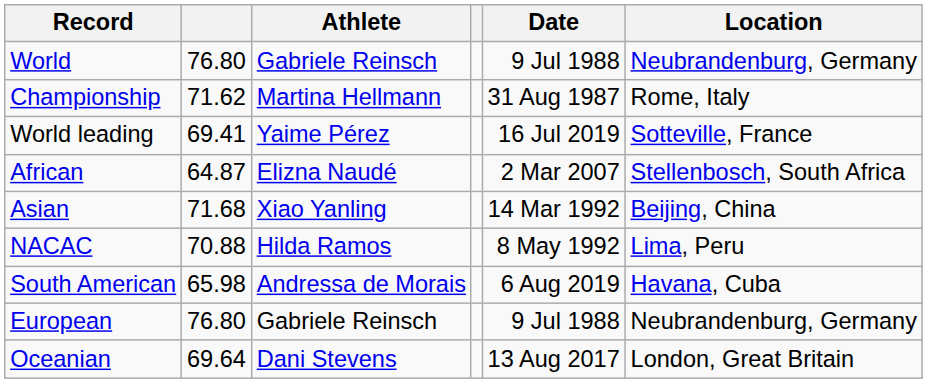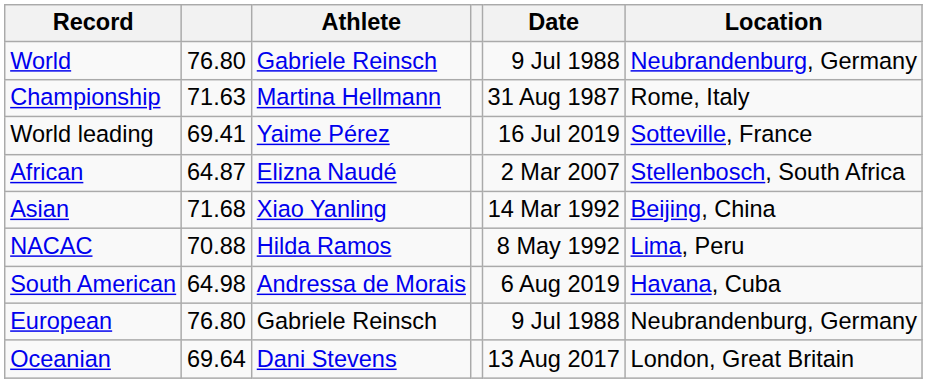(216, 97) 71.62 -> (216, 97) 71.63
(216, 284) 65.98 -> (216, 284) 64.98
